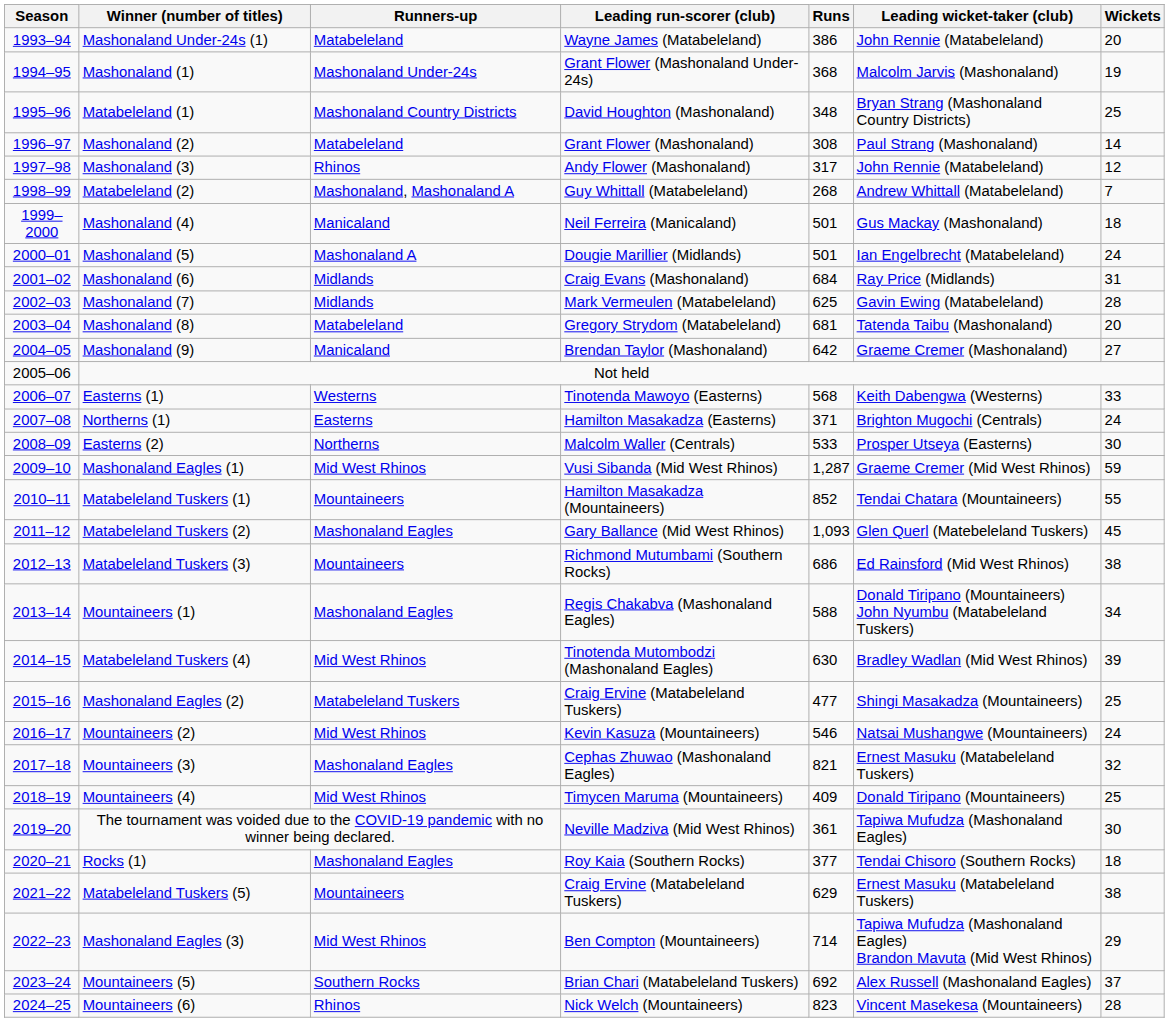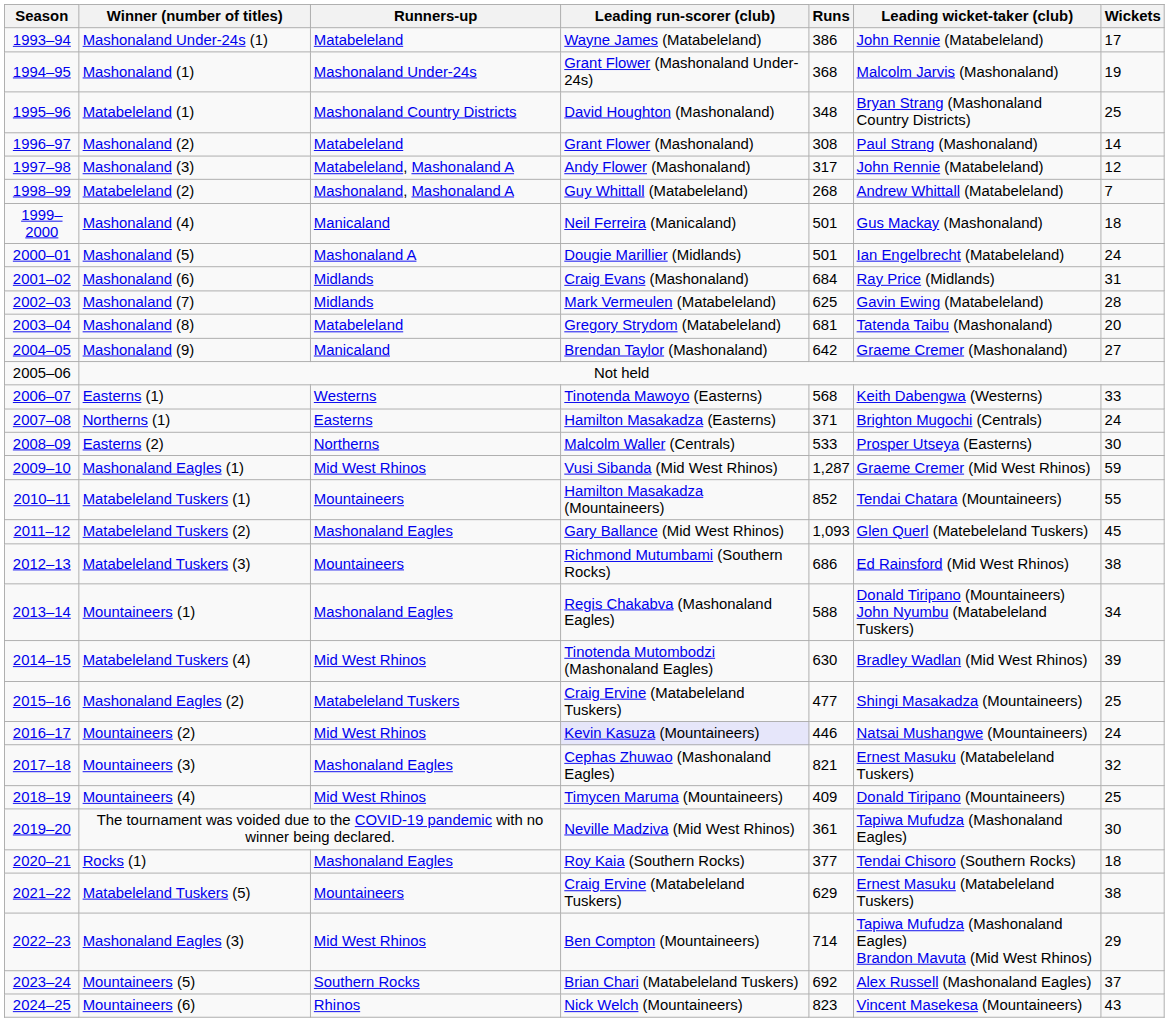(1113, 39) 20 -> (1113, 39) 17
(337, 167) Rhinos -> (414, 167) Matabeleland, Mashonaland A
(662, 733) no background -> (662, 733) lavender background
(825, 733) 546 -> (825, 733) 446
(1113, 1005) 28 -> (1113, 1005) 43
